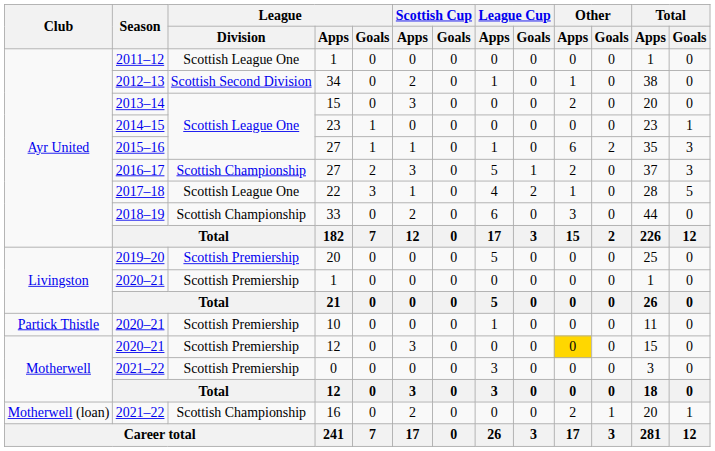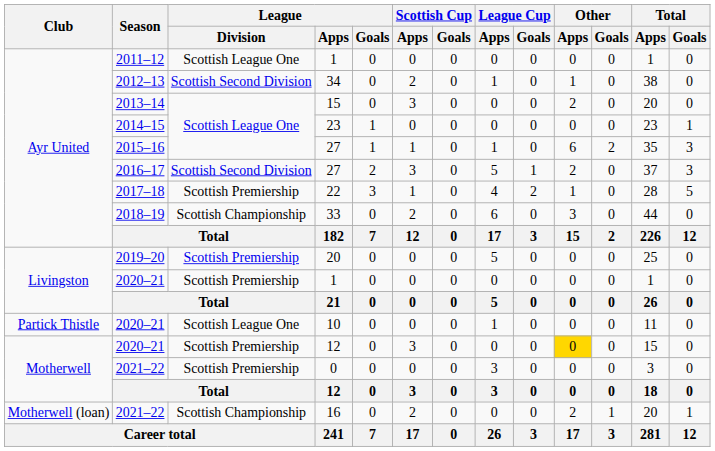(241, 170) Scottish Championship -> (241, 170) Scottish Second Division
(241, 192) Scottish League One -> (241, 192) Scottish Premiership
(241, 324) Scottish Premiership -> (241, 324) Scottish League One
